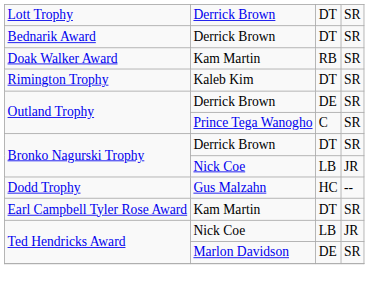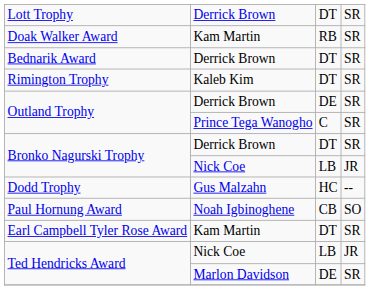rows swapped: (52, 36) <-> (63, 58)
+ row: (65, 209)
